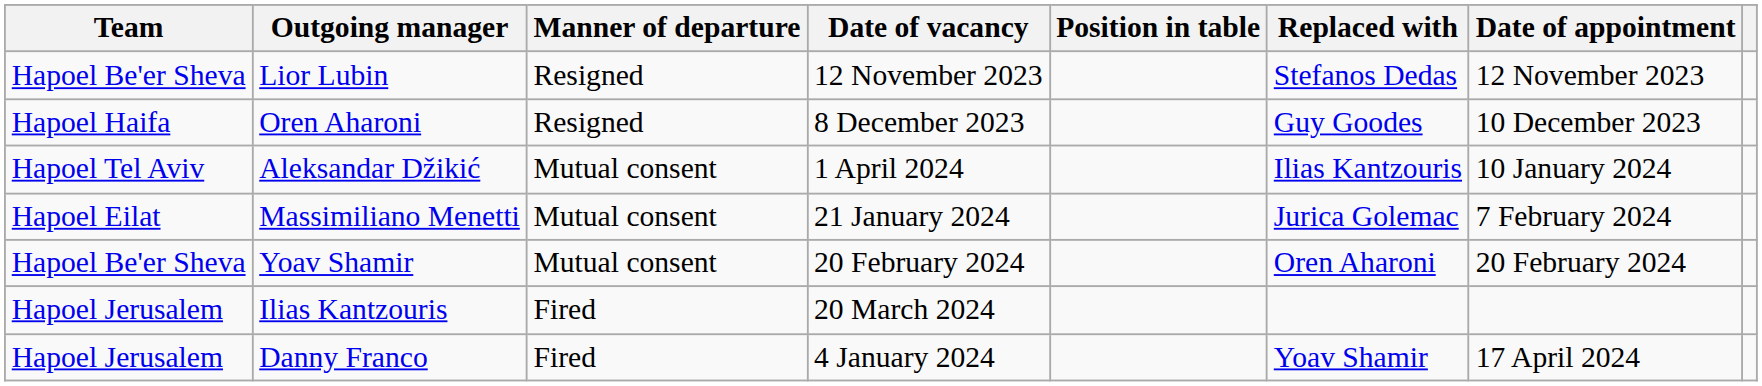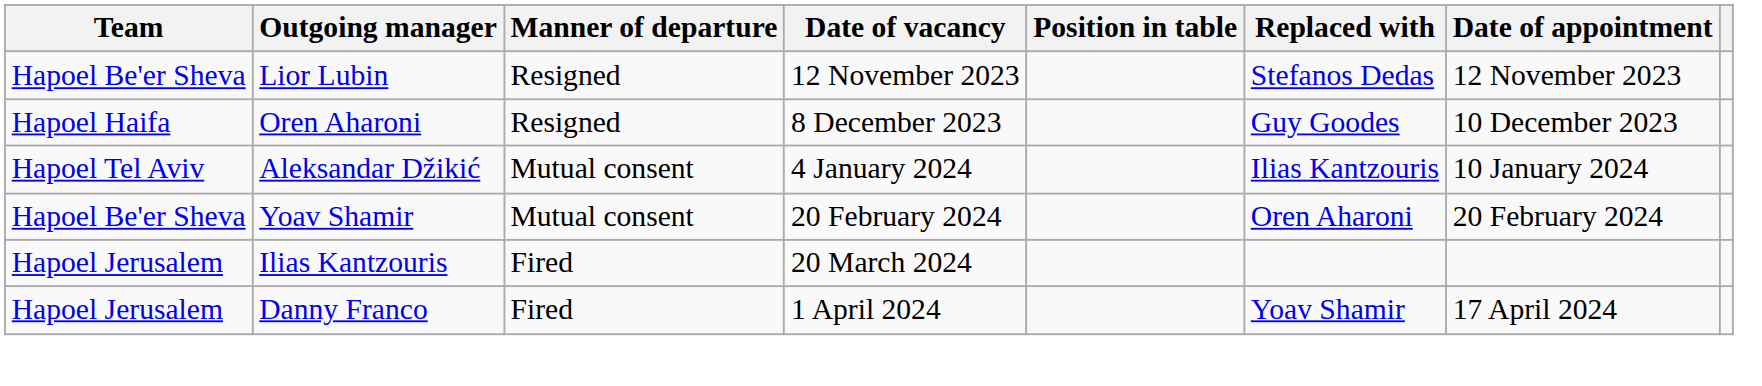(889, 168) 1 April 2024 -> (881, 168) 4 January 2024
- row: (390, 215)
(904, 356) 4 January 2024 -> (866, 309) 1 April 2024
